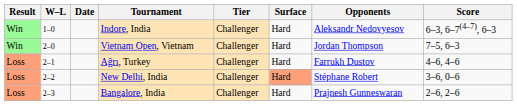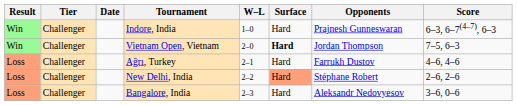columns swapped: (56, 11) <-> (242, 11)
(359, 28) Aleksandr Nedovyesov -> (358, 28) Prajnesh Gunneswaran
(281, 45) normal -> (282, 45) bold
(443, 76) 3–6, 0–6 -> (443, 76) 2–6, 2–6
(358, 92) Prajnesh Gunneswaran -> (359, 92) Aleksandr Nedovyesov
(443, 92) 2–6, 2–6 -> (443, 92) 3–6, 0–6
